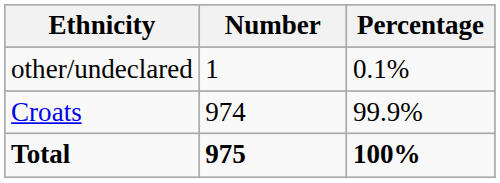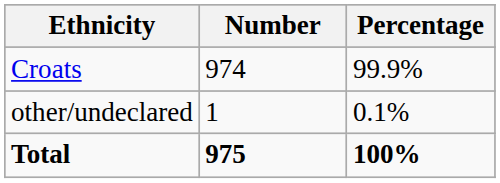rows swapped: (46, 111) <-> (102, 68)
